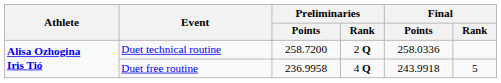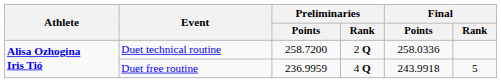(306, 68) 236.9958 -> (306, 68) 236.9959
